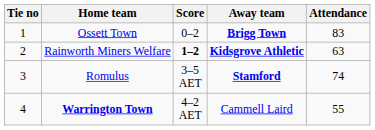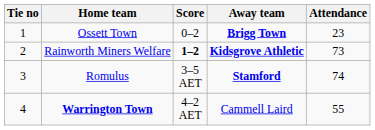(338, 32) 83 -> (338, 32) 23
(338, 51) 63 -> (338, 51) 73
